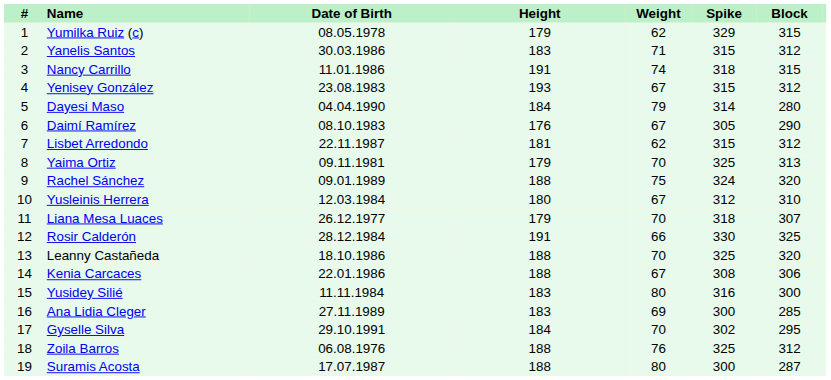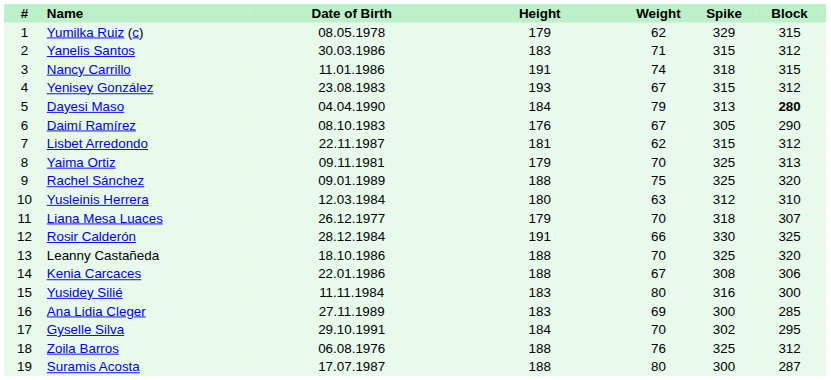(724, 106) 314 -> (724, 106) 313
(790, 106) normal -> (790, 106) bold
(724, 181) 324 -> (724, 181) 325
(658, 199) 67 -> (658, 199) 63
